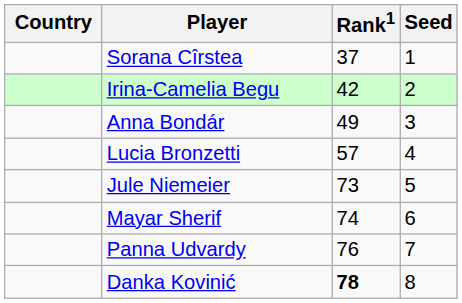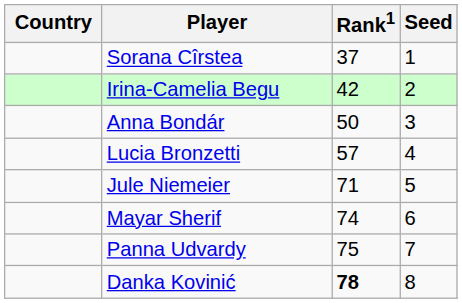(348, 121) 49 -> (348, 121) 50
(348, 185) 73 -> (348, 185) 71
(348, 249) 76 -> (348, 249) 75
